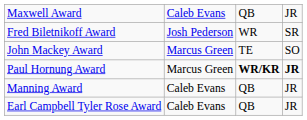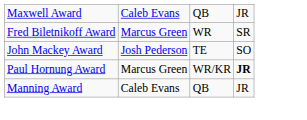(200, 32) Josh Pederson -> (154, 32) Marcus Green
(200, 50) Marcus Green -> (154, 50) Josh Pederson
(259, 69) bold -> (212, 69) normal
- row: (84, 106)
